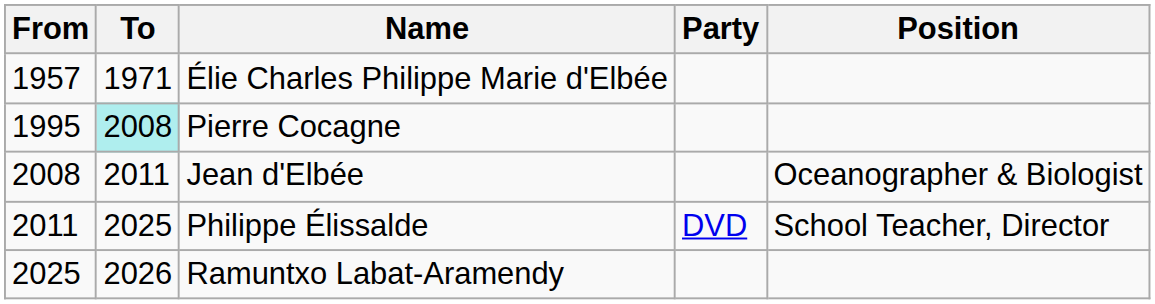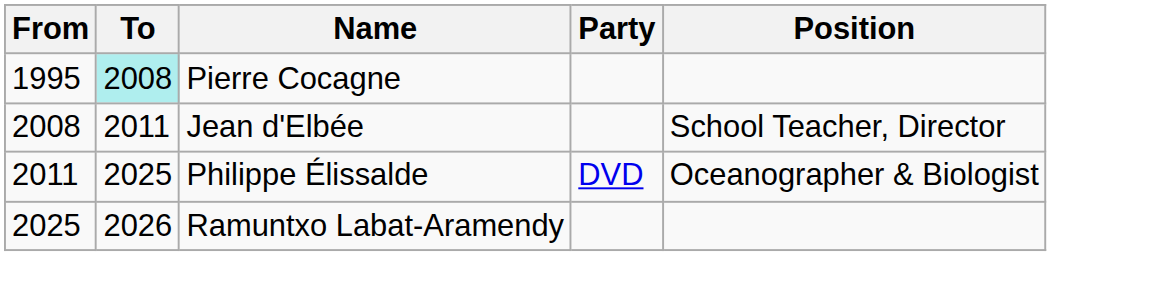- row: (427, 77)
(958, 175) Oceanographer & Biologist -> (838, 126) School Teacher, Director
(941, 224) School Teacher, Director -> (854, 175) Oceanographer & Biologist
